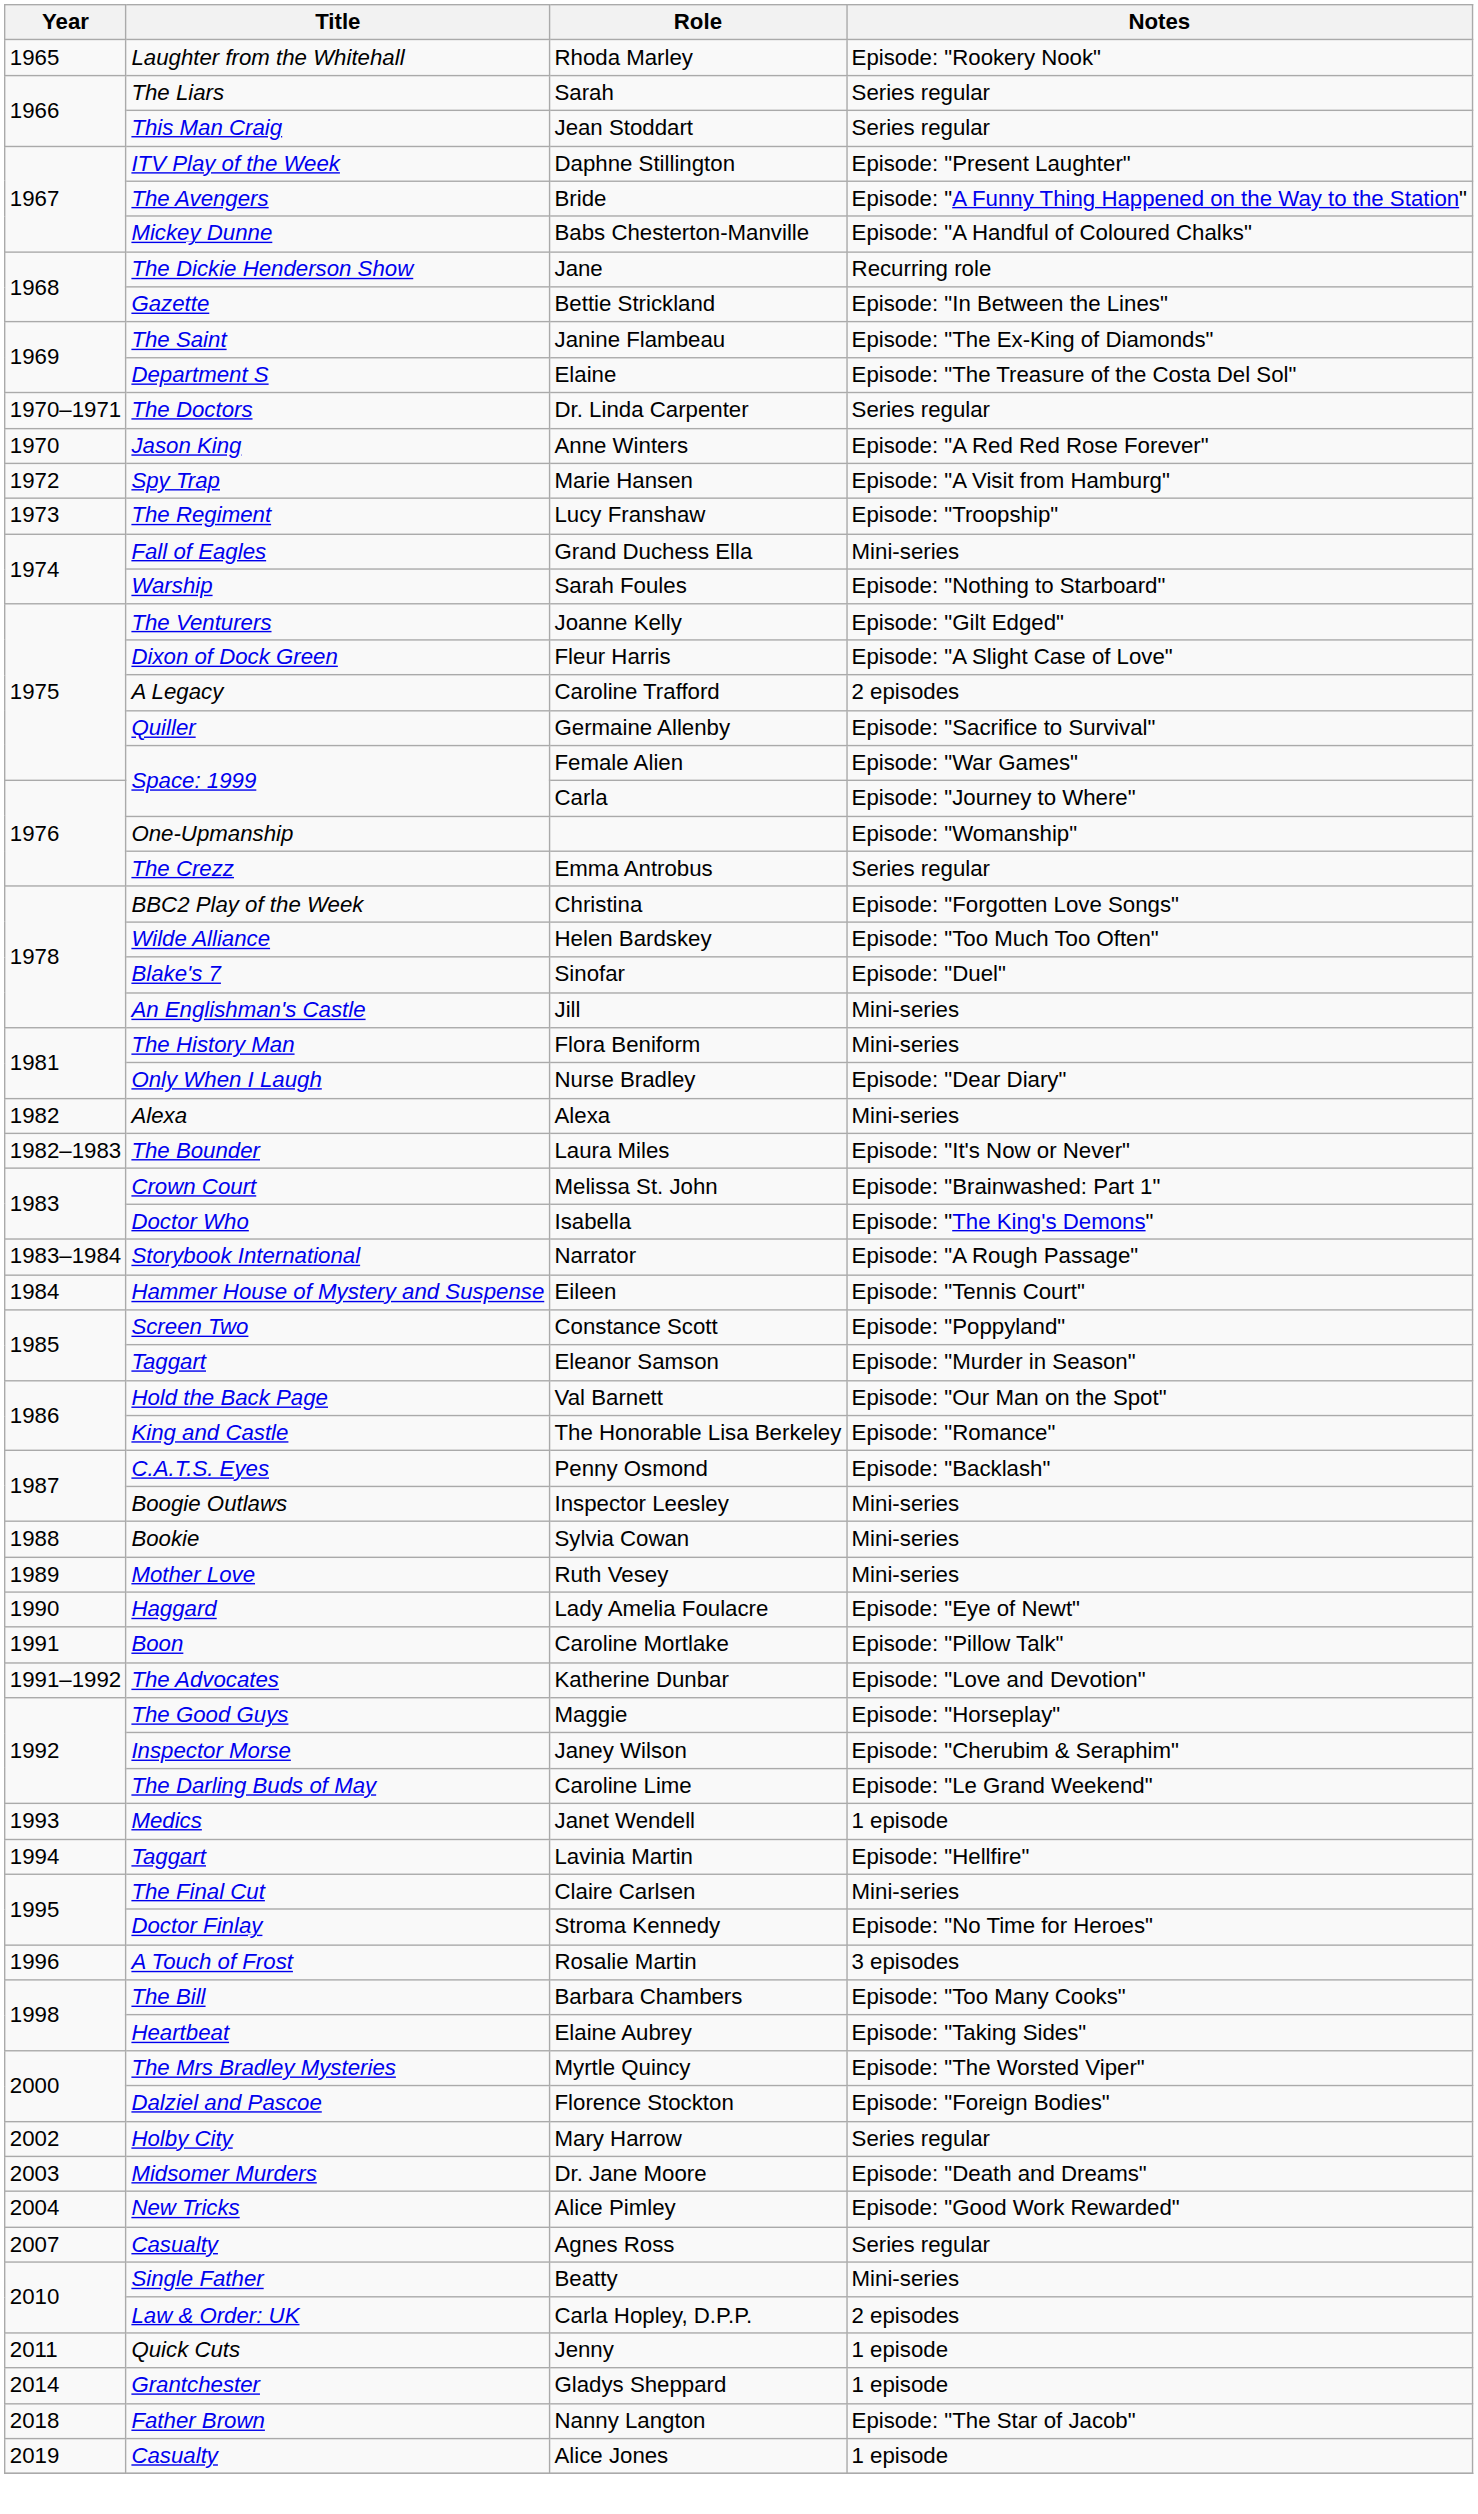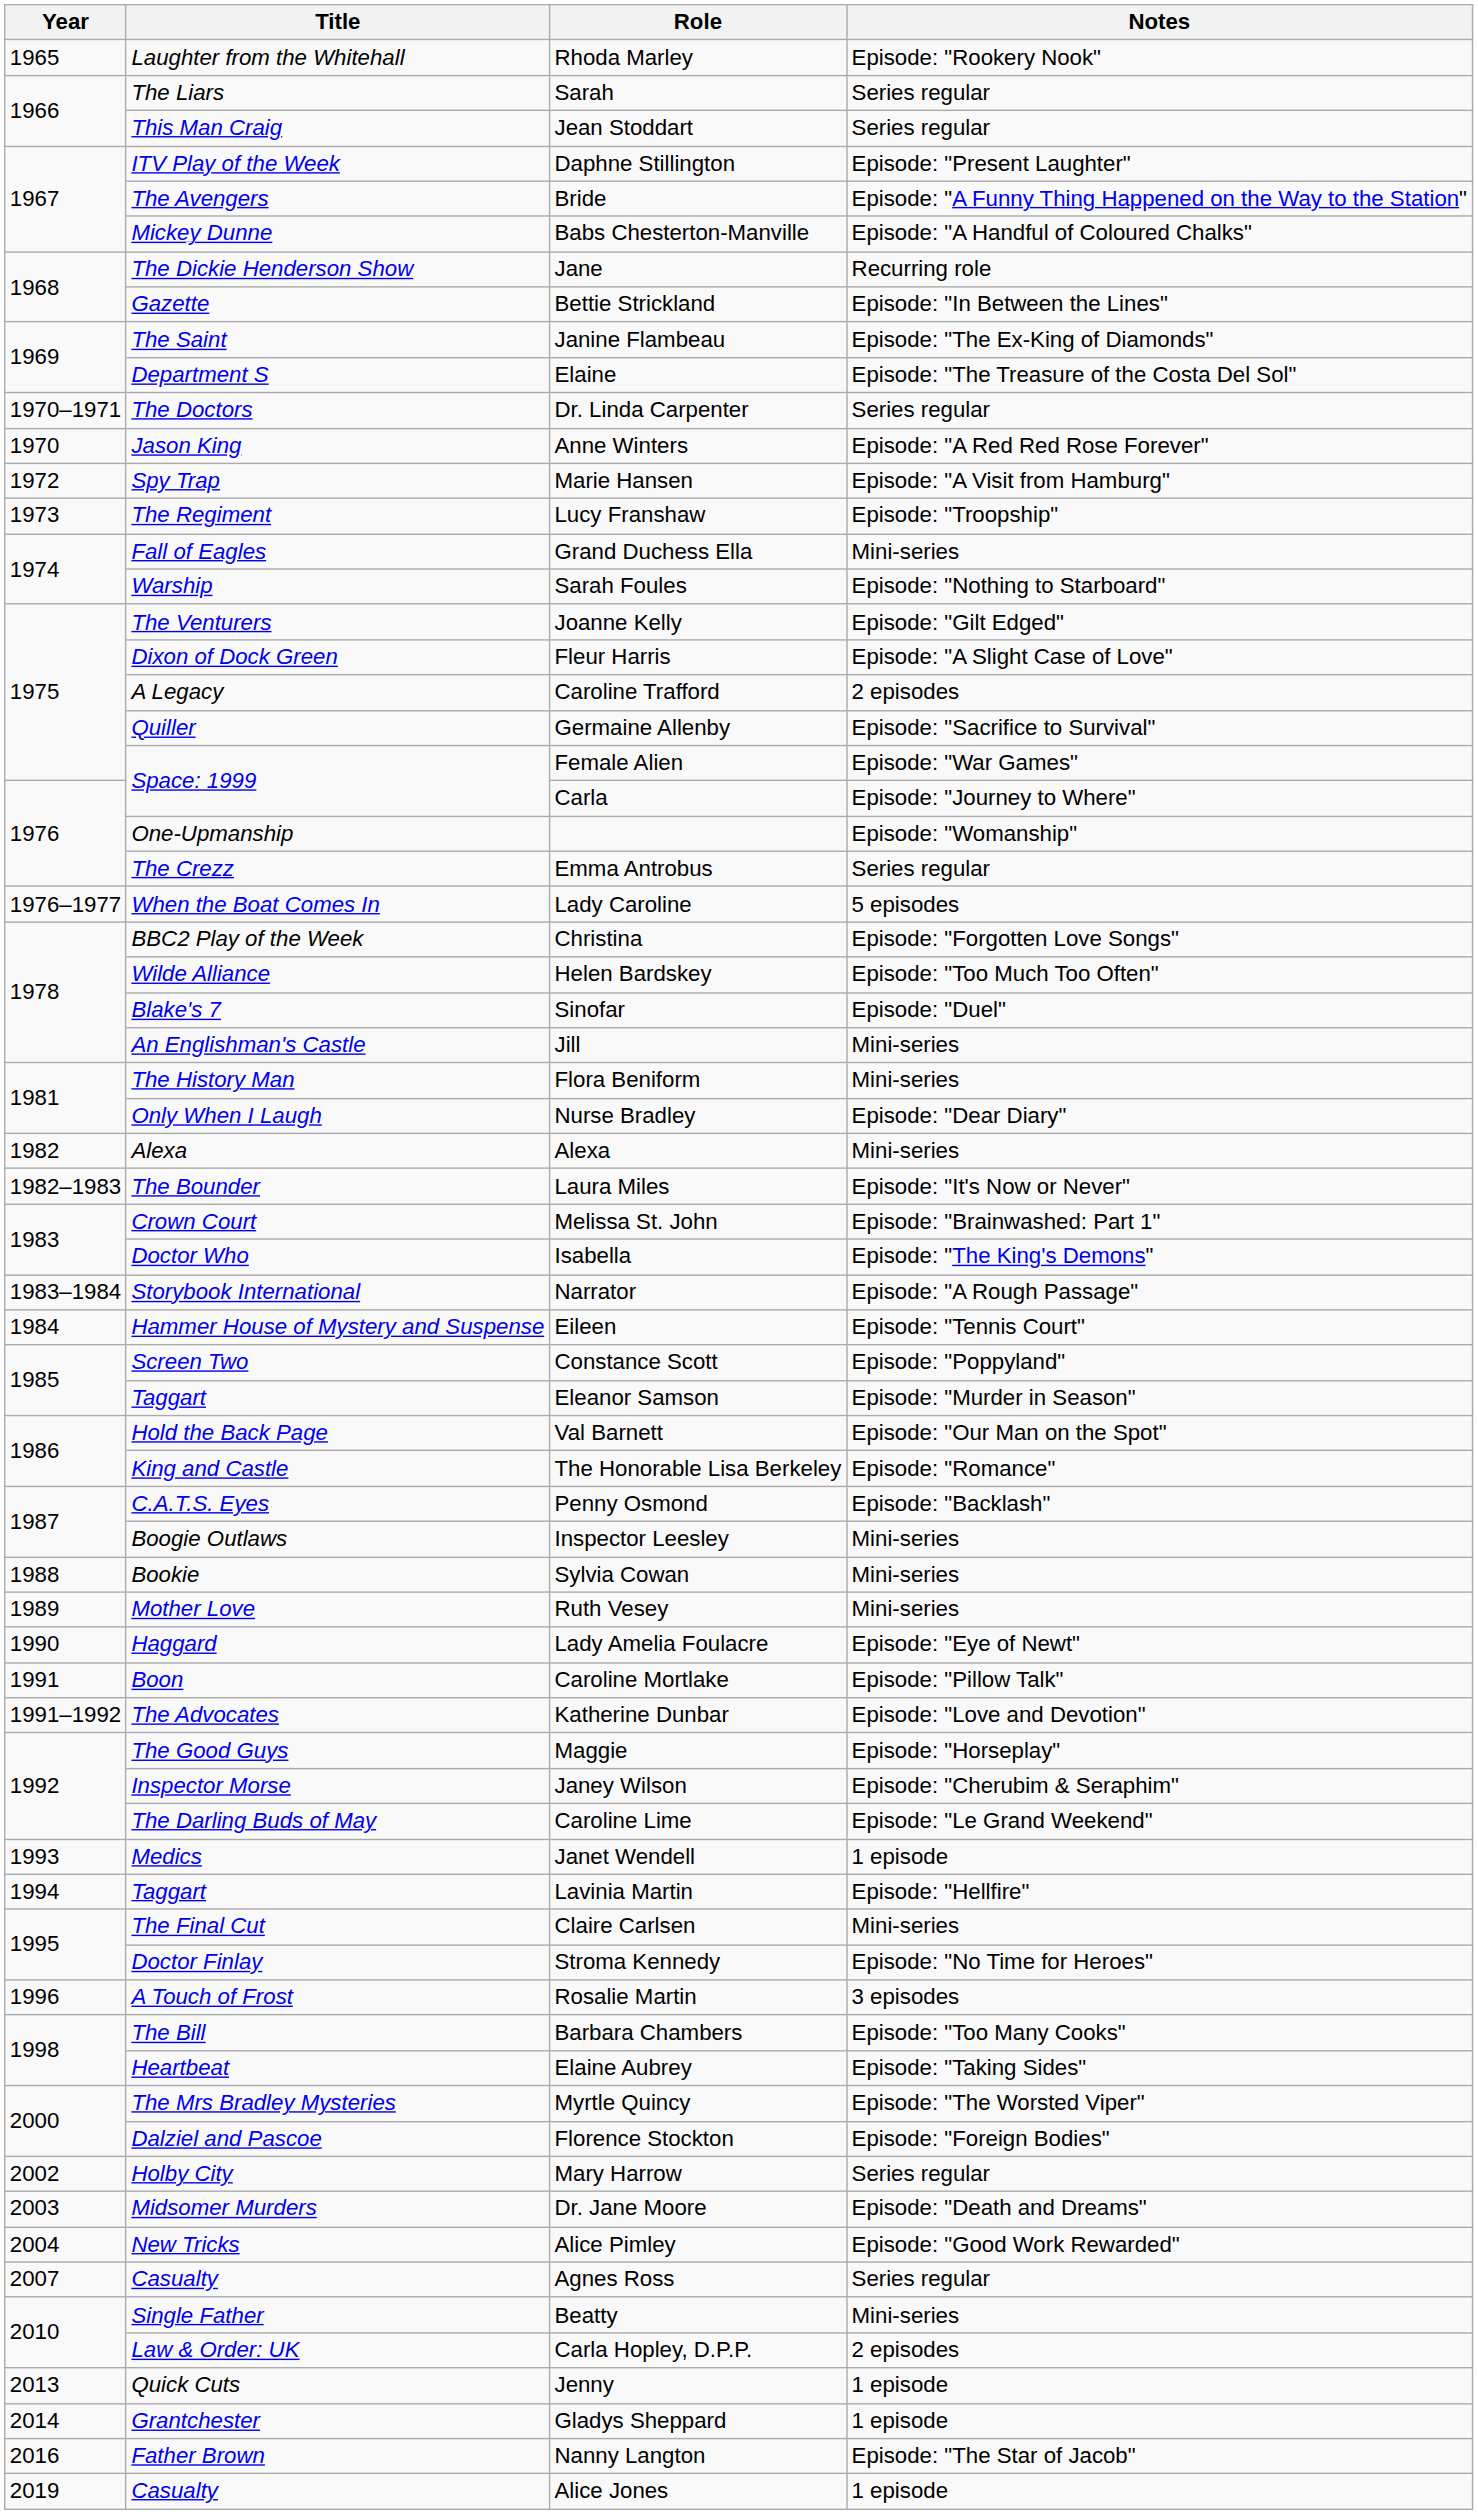+ row: (256, 903)
(34, 2350) 2011 -> (35, 2385) 2013
(35, 2420) 2018 -> (35, 2455) 2016
